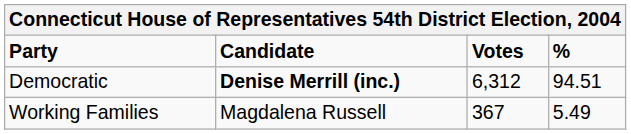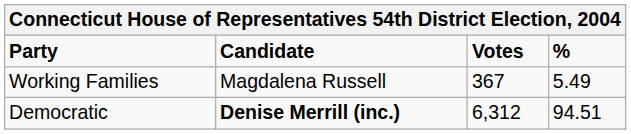rows swapped: (58, 81) <-> (84, 112)
